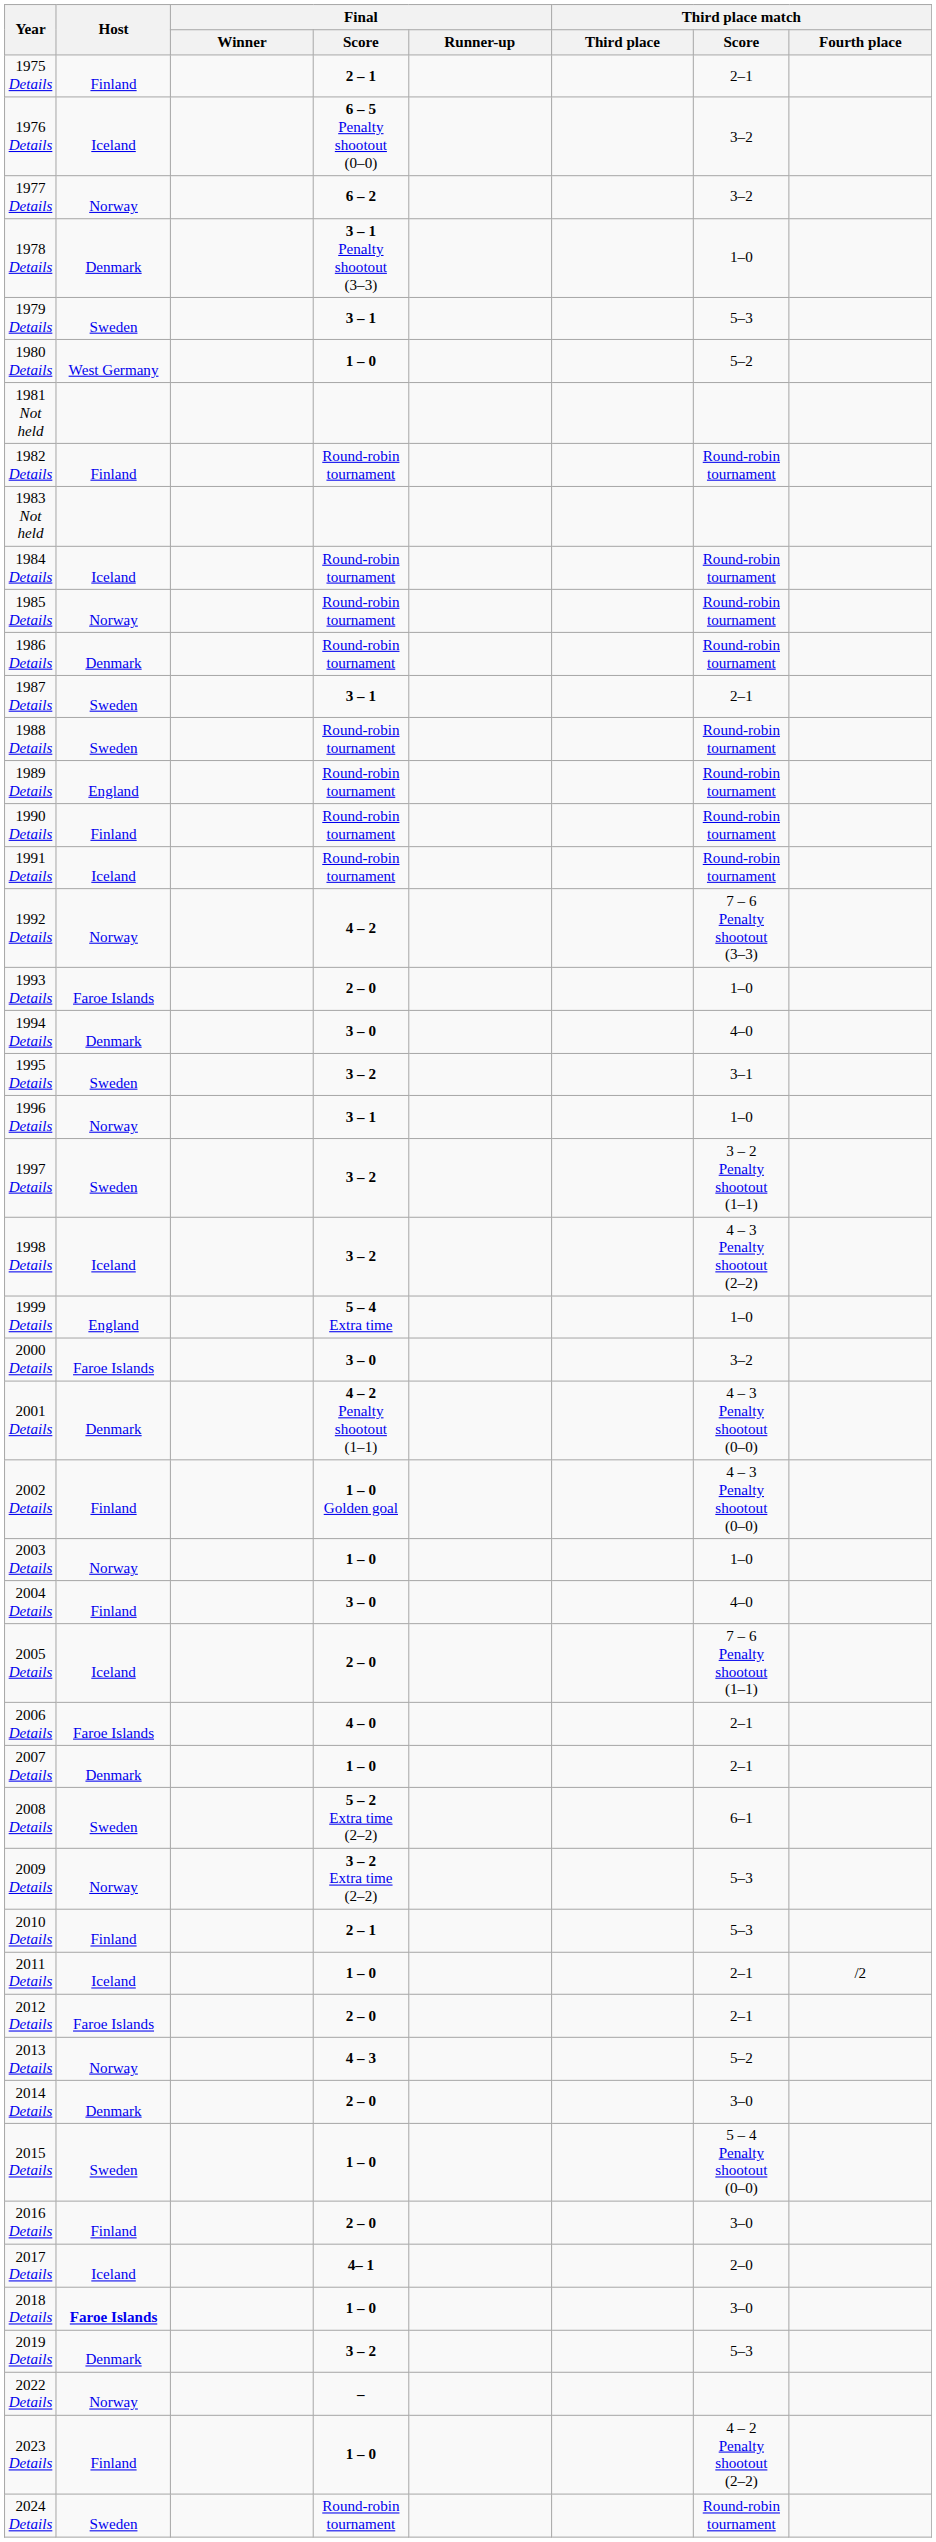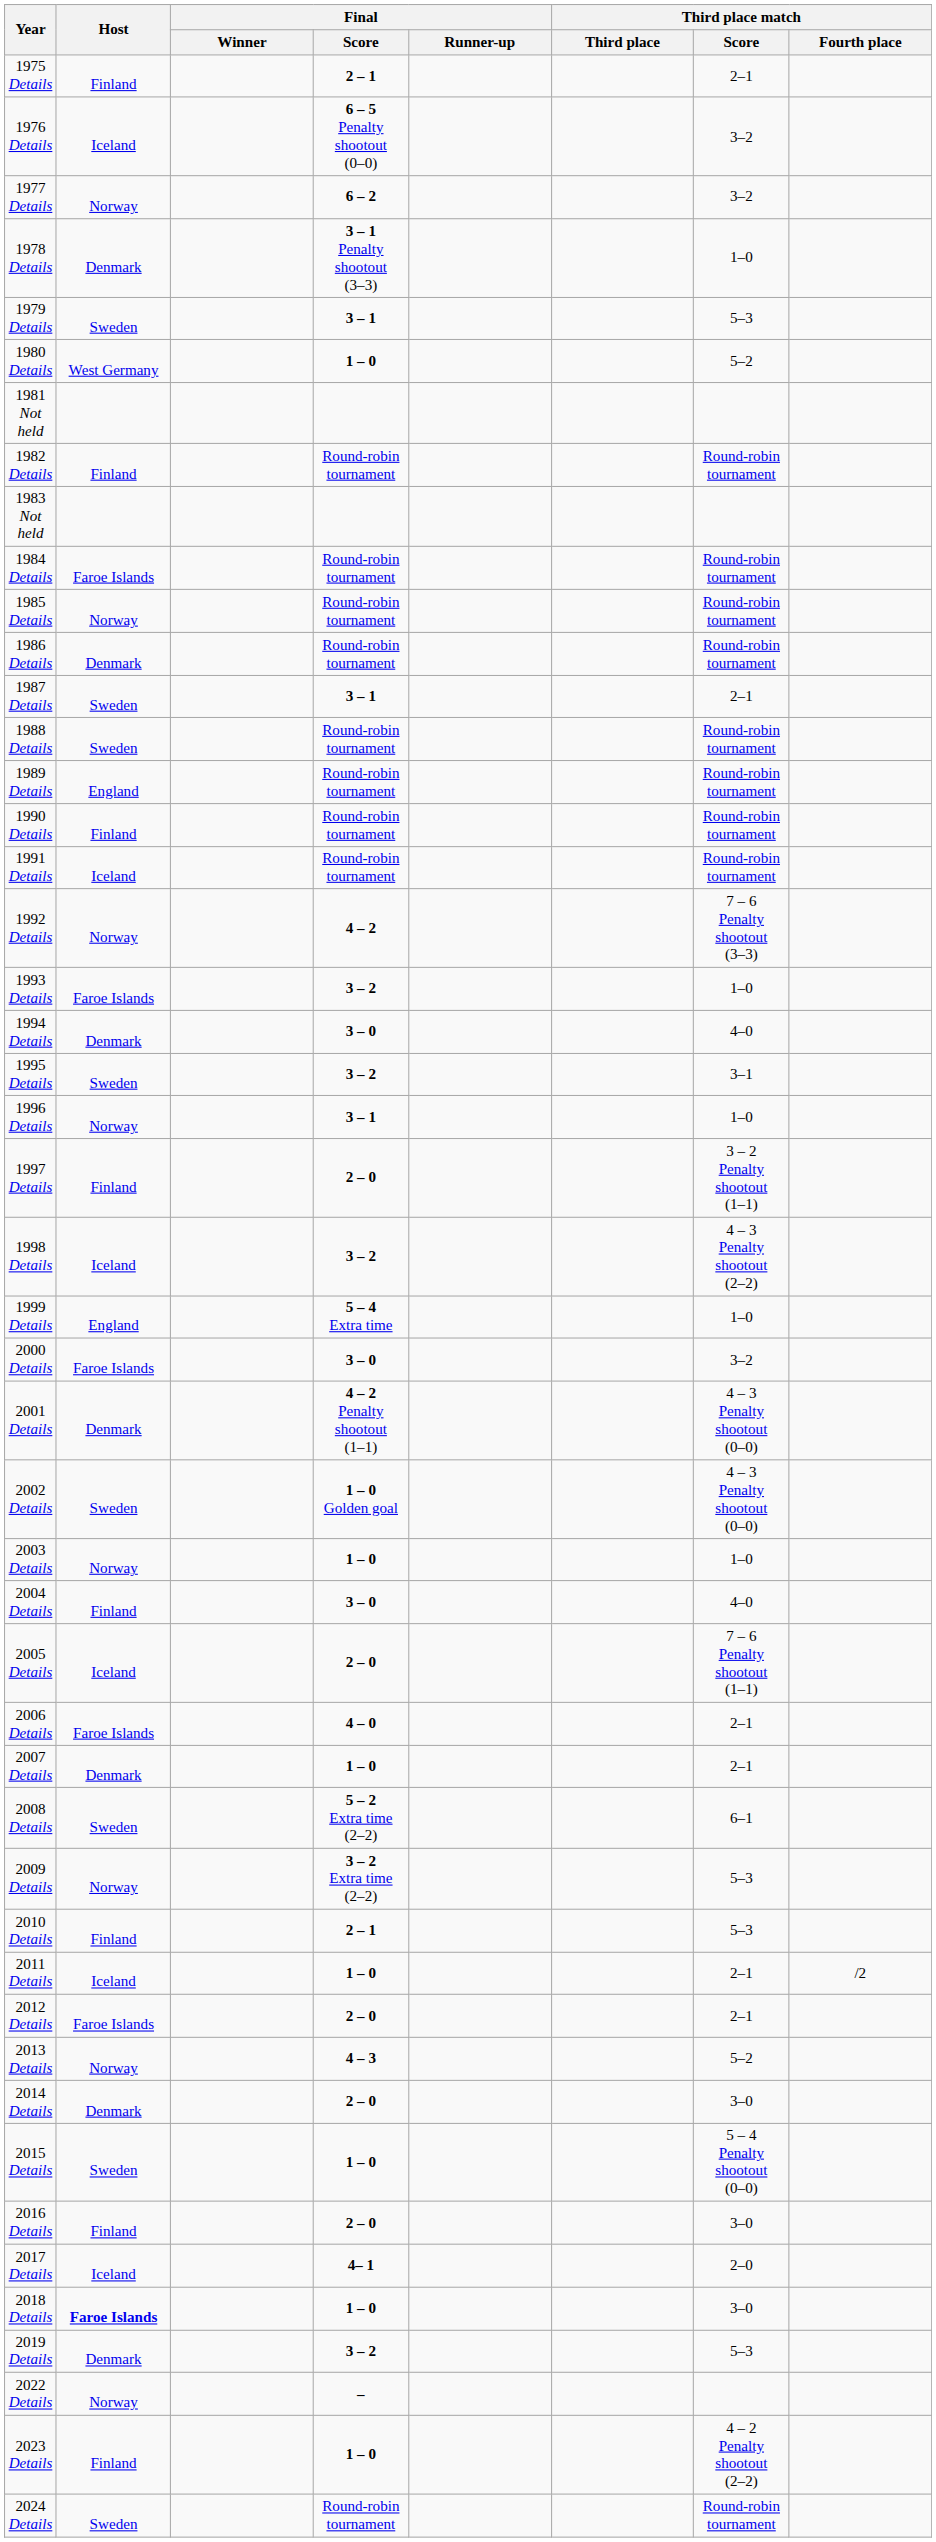(114, 577) Iceland -> (114, 577) Faroe Islands
(361, 989) 2 – 0 -> (361, 989) 3 – 2
(114, 1187) Sweden -> (114, 1187) Finland
(361, 1178) 3 – 2 -> (361, 1178) 2 – 0
(114, 1508) Finland -> (114, 1508) Sweden
